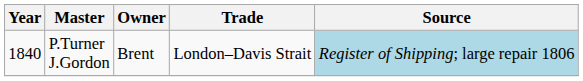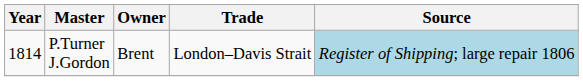(25, 52) 1840 -> (25, 52) 1814
